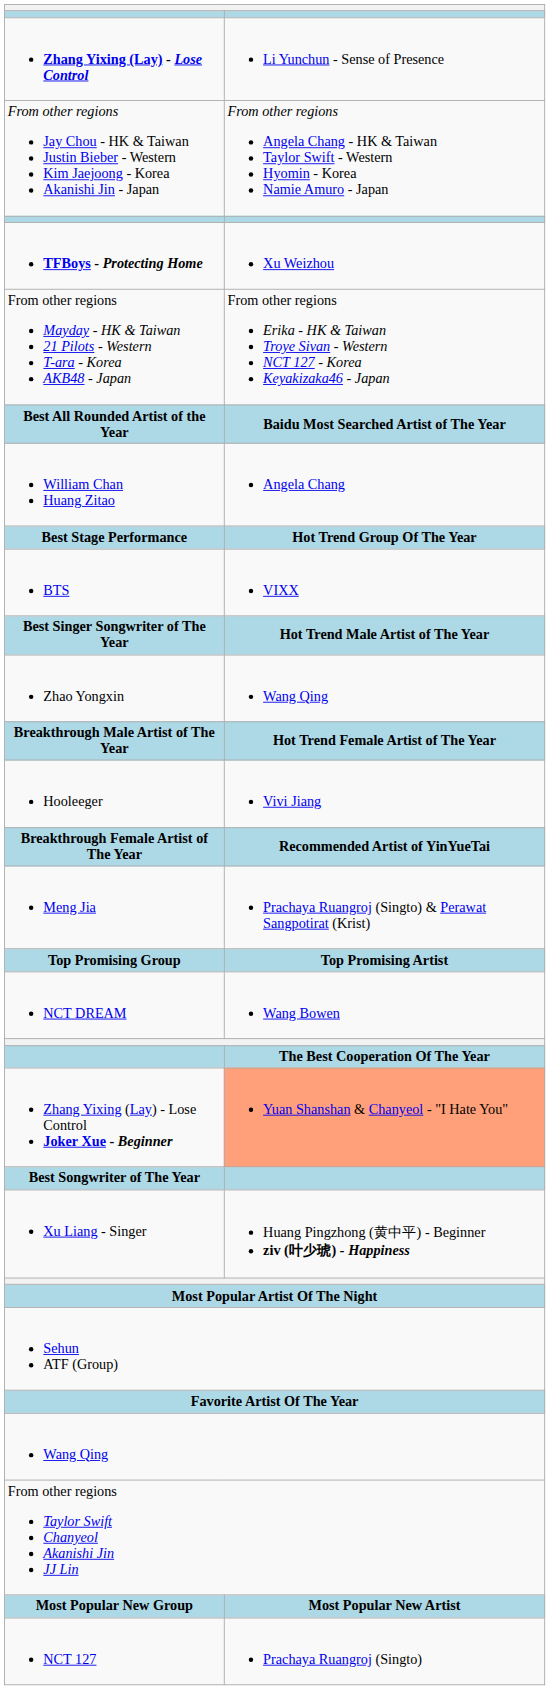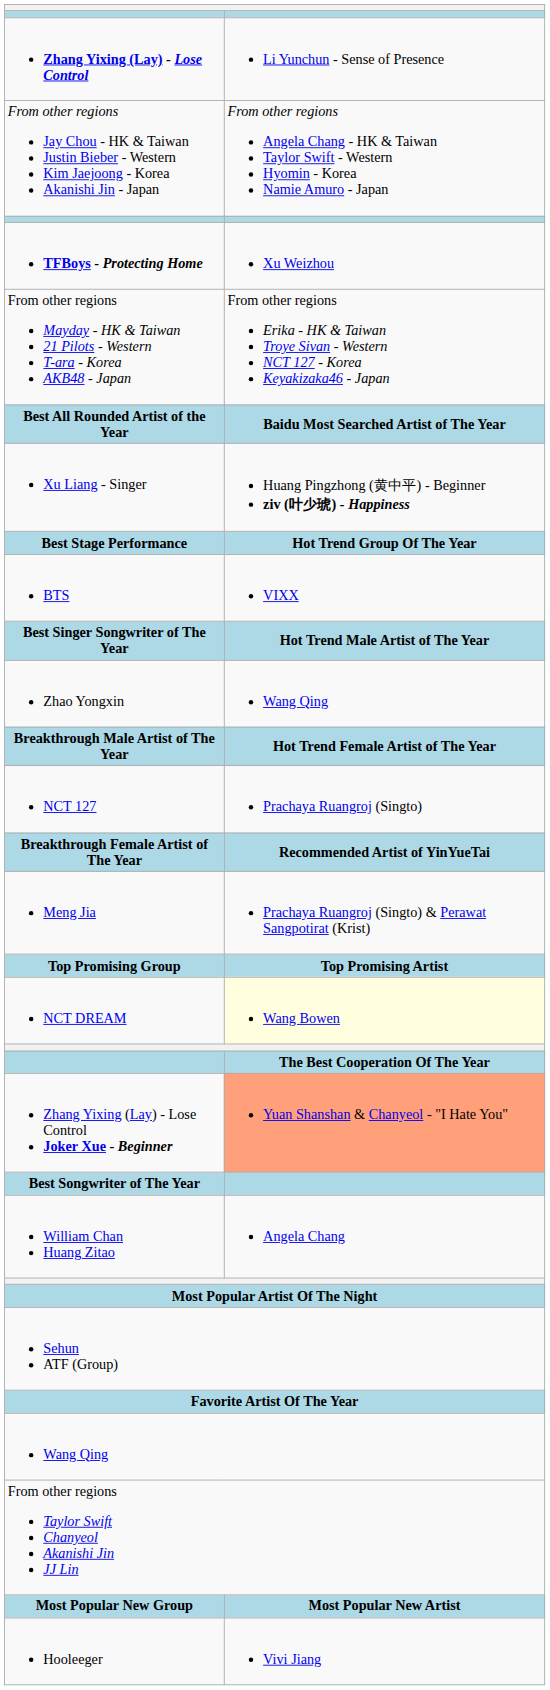rows swapped: (114, 493) <-> (114, 1231)
rows swapped: (114, 802) <-> (114, 1659)
(384, 1013) no background -> (384, 1019) lightyellow background
